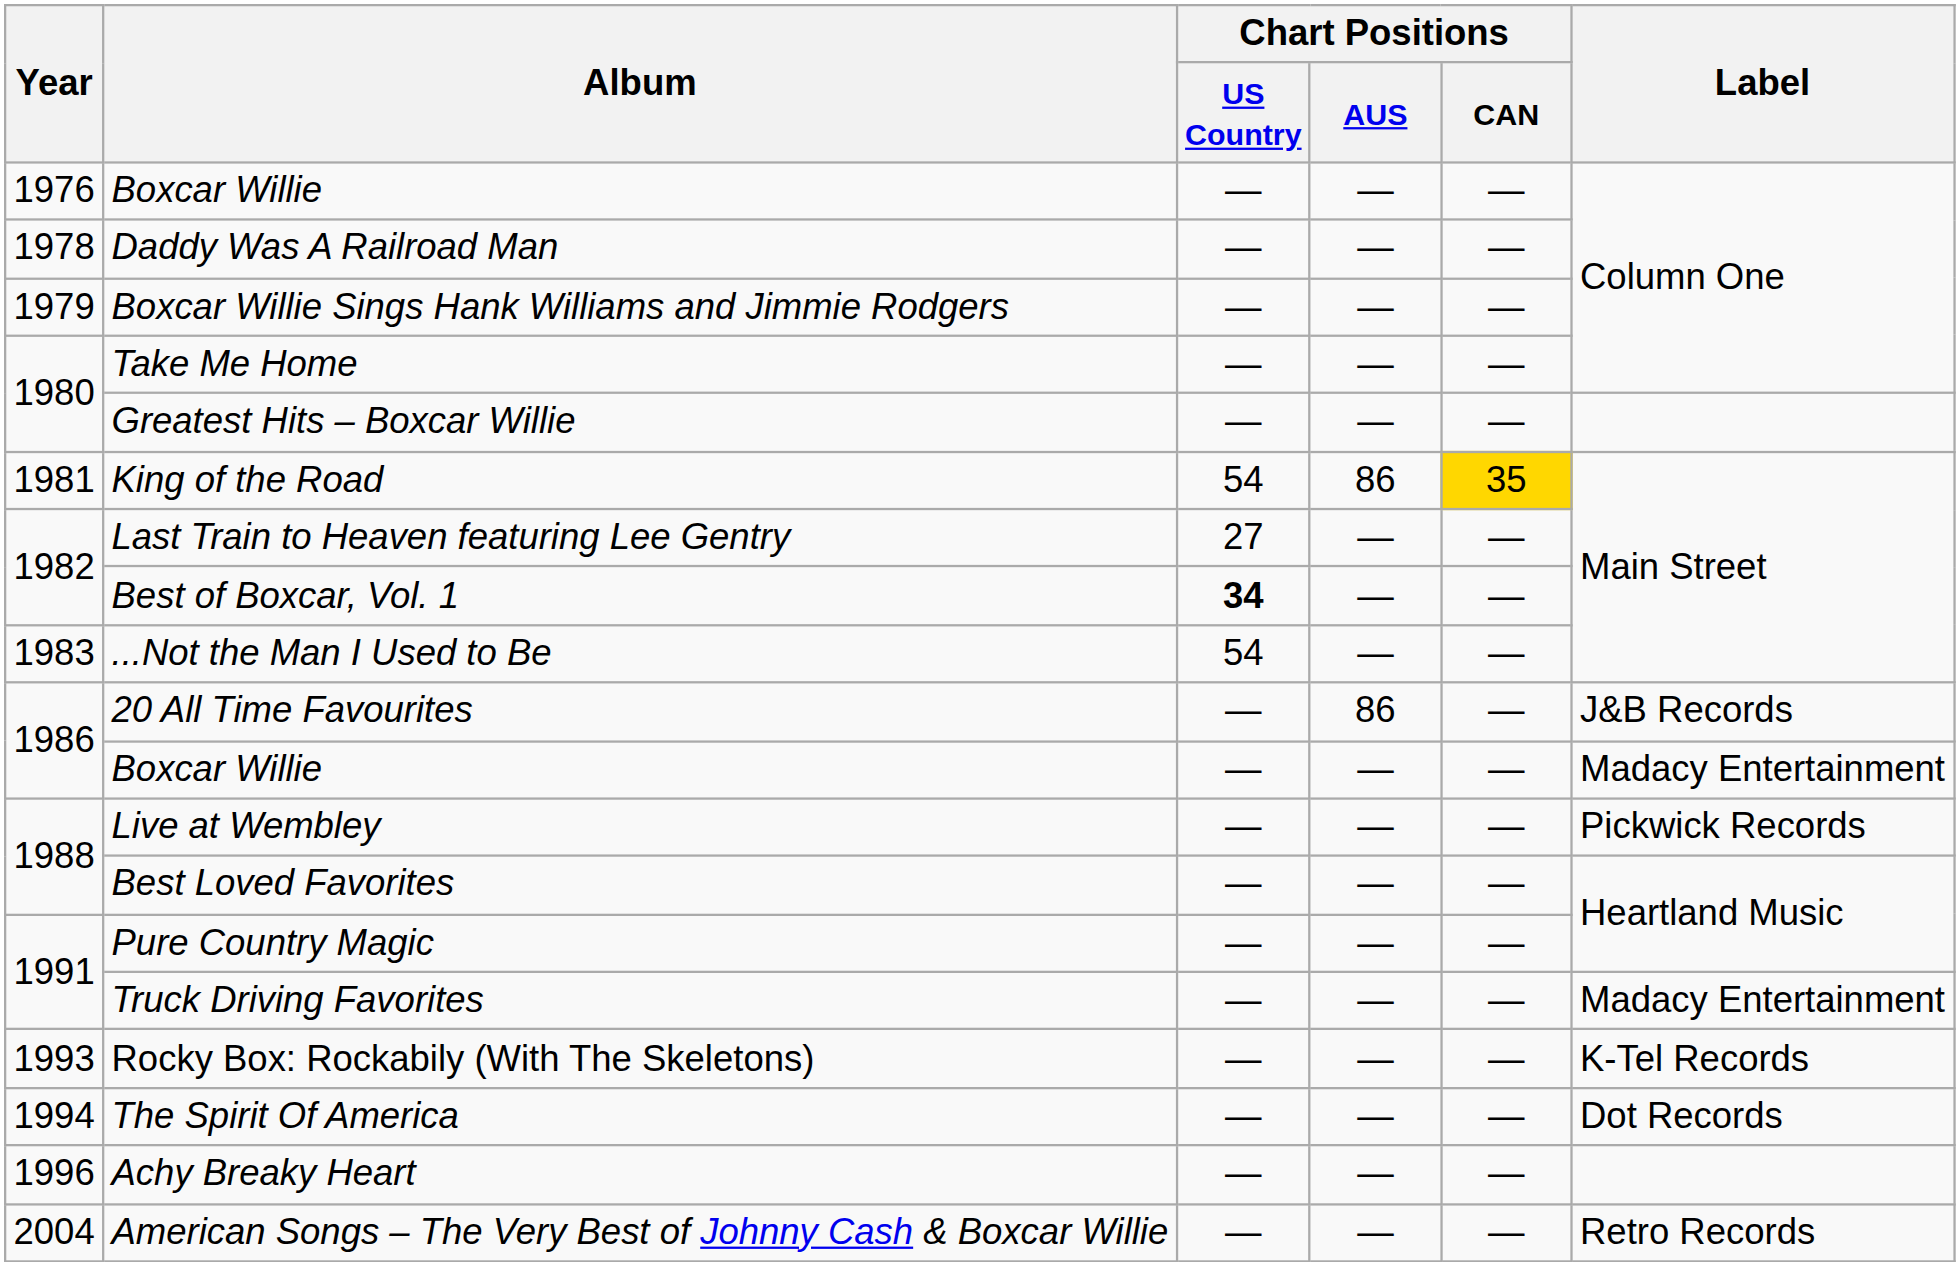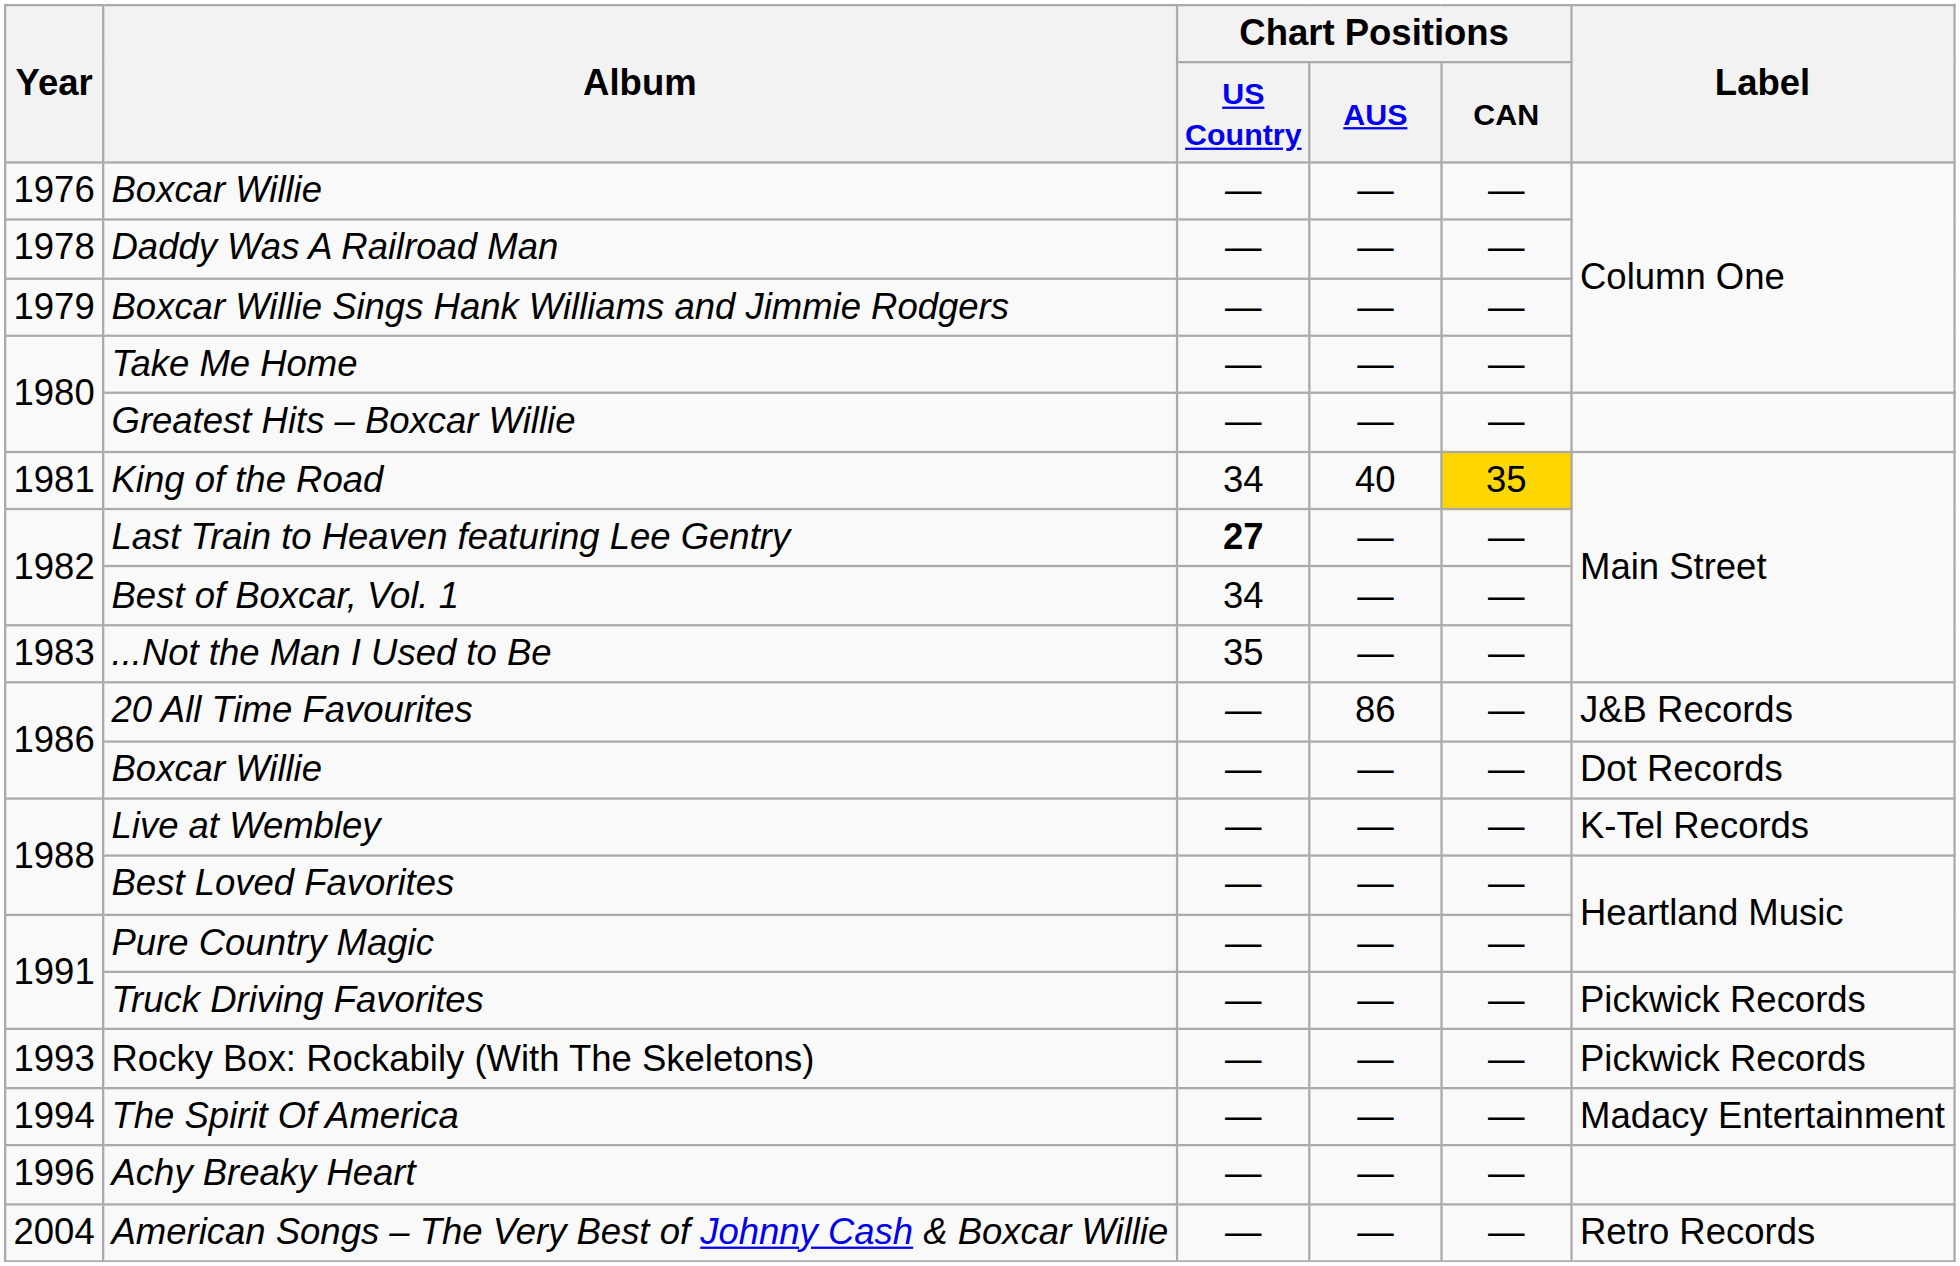(1243, 479) 54 -> (1243, 479) 34
(1375, 479) 86 -> (1375, 479) 40
(1243, 537) normal -> (1243, 537) bold
(1243, 595) bold -> (1243, 595) normal
(1243, 653) 54 -> (1243, 653) 35
(1763, 768) Madacy Entertainment -> (1681, 768) Dot Records
(1723, 826) Pickwick Records -> (1695, 826) K-Tel Records
(1763, 1000) Madacy Entertainment -> (1723, 1000) Pickwick Records
(1695, 1058) K-Tel Records -> (1723, 1058) Pickwick Records
(1681, 1115) Dot Records -> (1763, 1115) Madacy Entertainment
